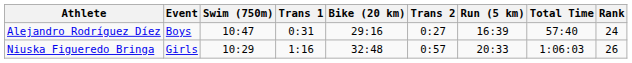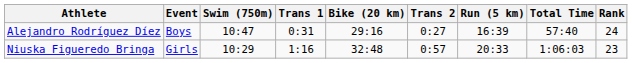(612, 49) 26 -> (612, 49) 23
